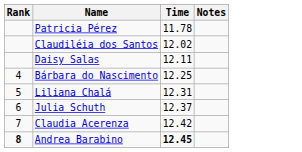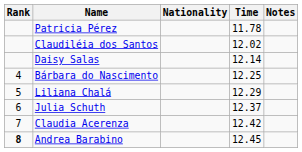+ column: (195, 12)
(177, 60) 12.11 -> (247, 60) 12.14
(177, 92) 12.31 -> (247, 92) 12.29
(177, 139) bold -> (247, 139) normal
